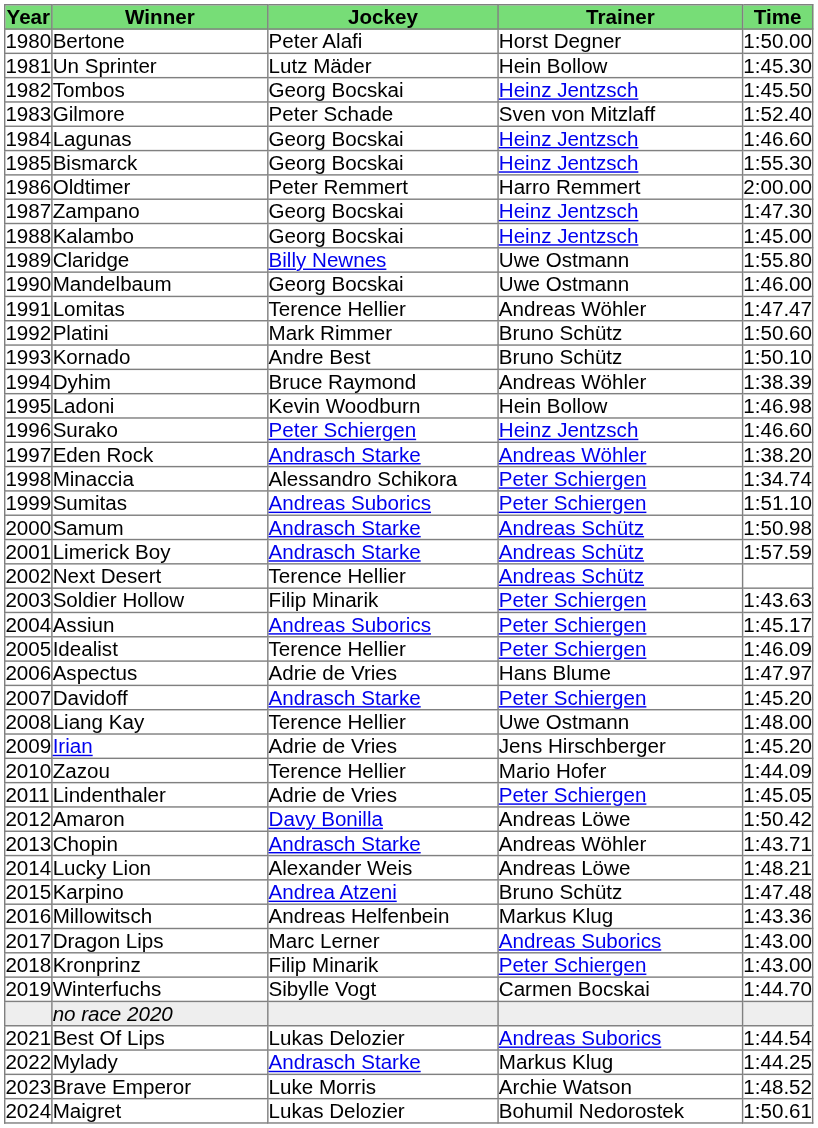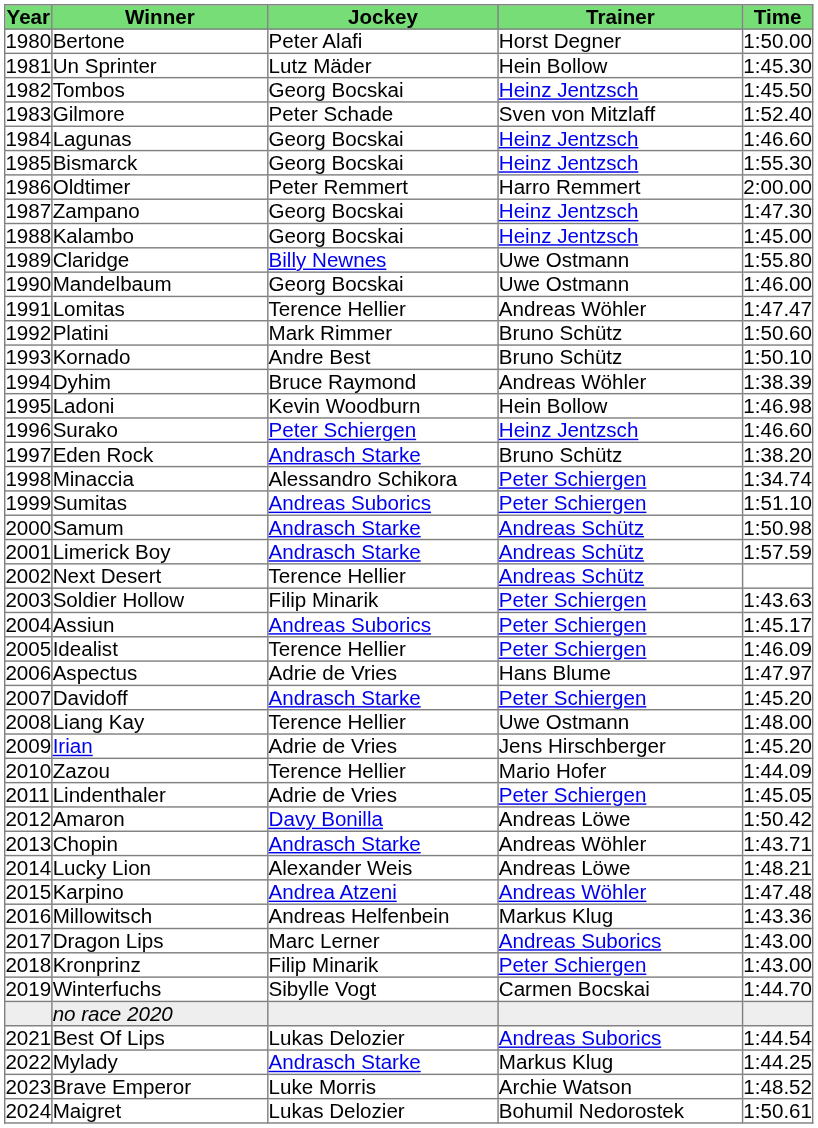(573, 454) Andreas Wöhler -> (561, 454) Bruno Schütz
(561, 892) Bruno Schütz -> (573, 892) Andreas Wöhler
